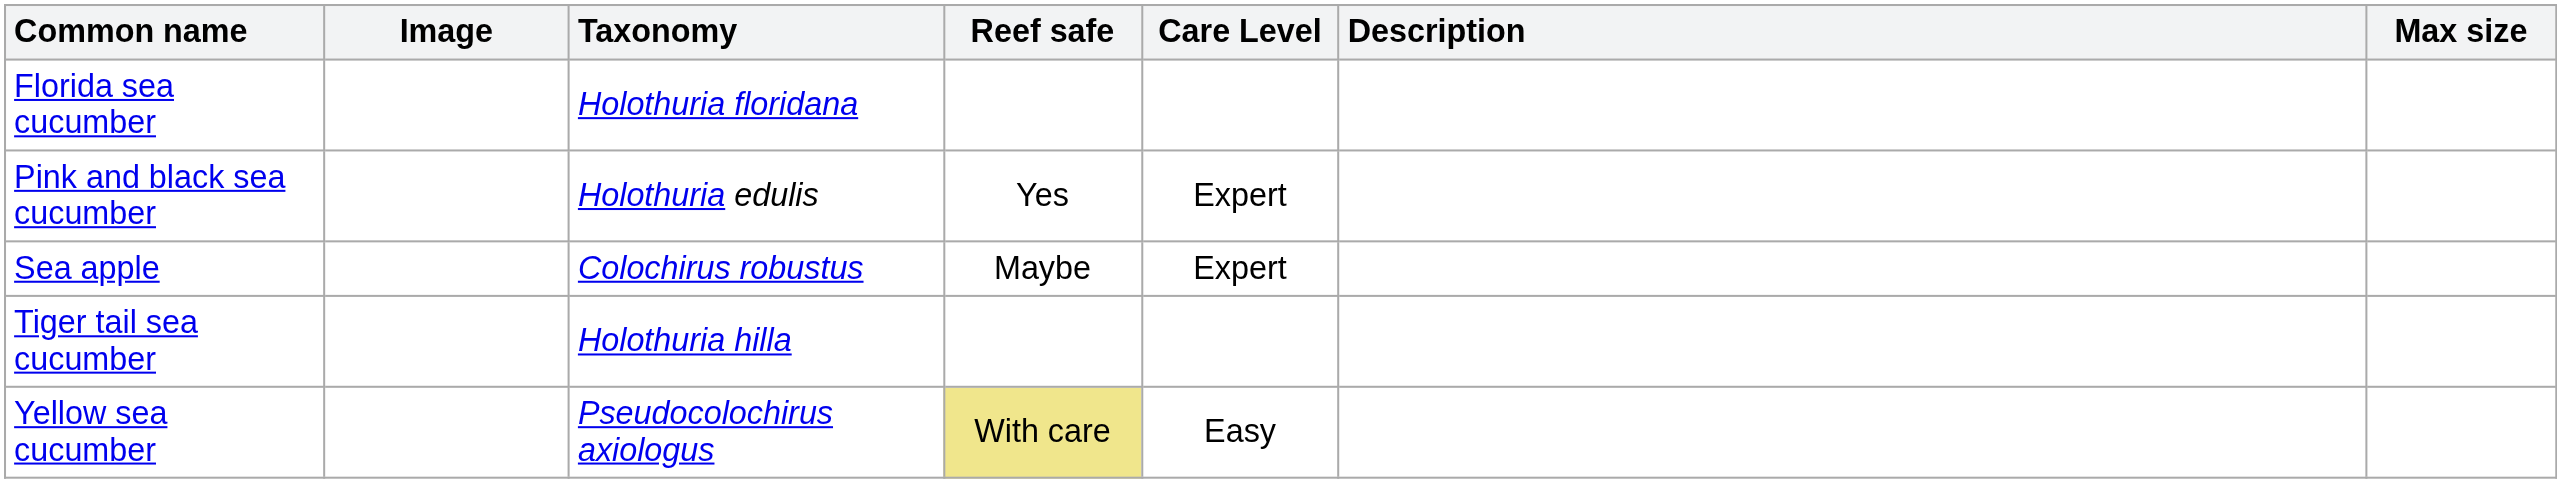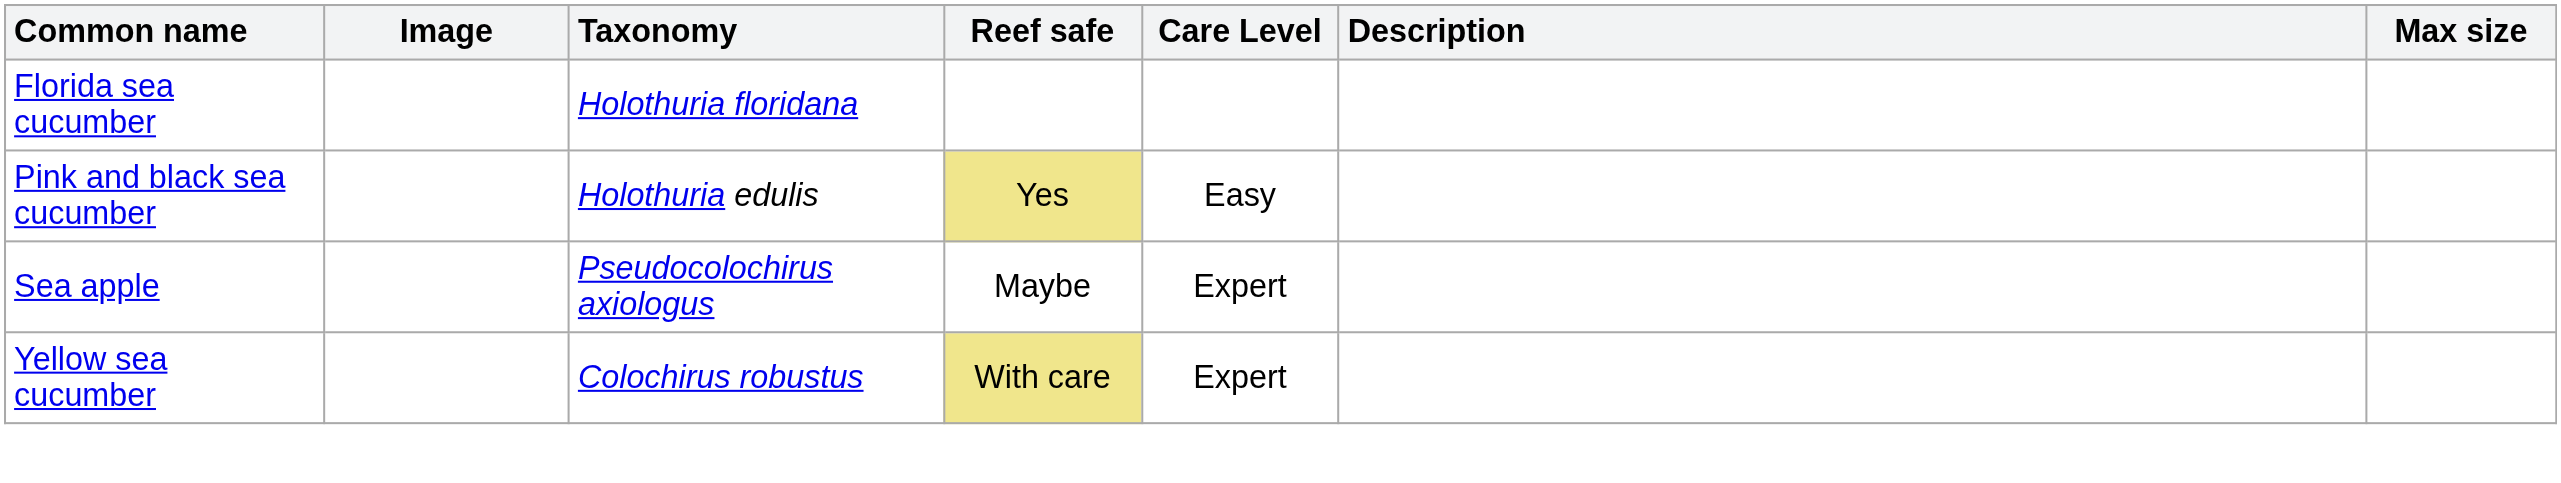(1042, 195) no background -> (1042, 195) khaki background
(1240, 195) Expert -> (1240, 195) Easy
(721, 268) Colochirus robustus -> (705, 286) Pseudocolochirus axiologus
- row: (106, 340)
(705, 431) Pseudocolochirus axiologus -> (721, 377) Colochirus robustus
(1240, 431) Easy -> (1240, 377) Expert
